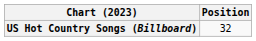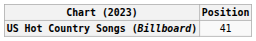(226, 29) 32 -> (226, 29) 41
